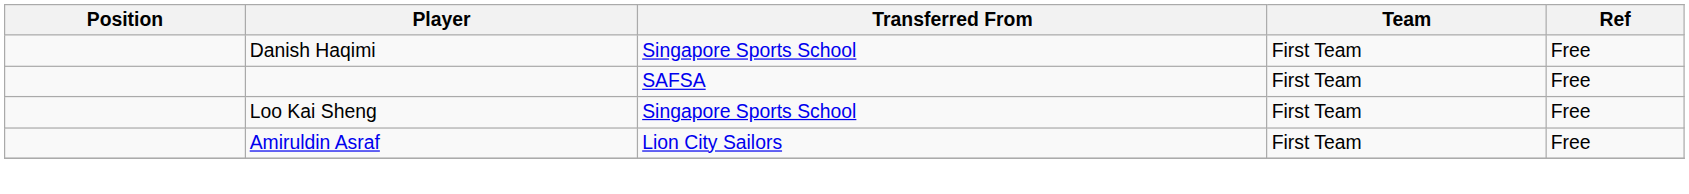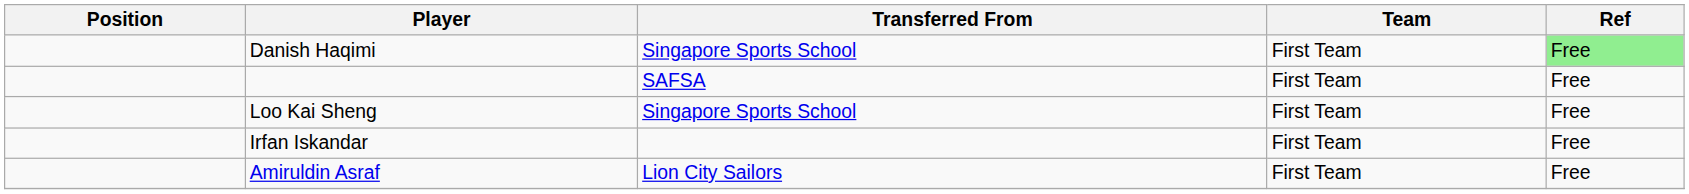(1571, 50) no background -> (1571, 50) lightgreen background
+ row: (309, 142)
